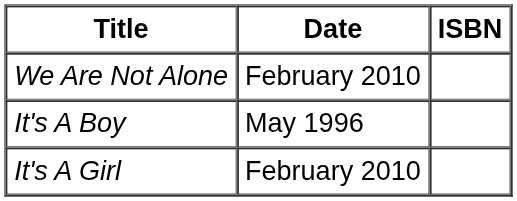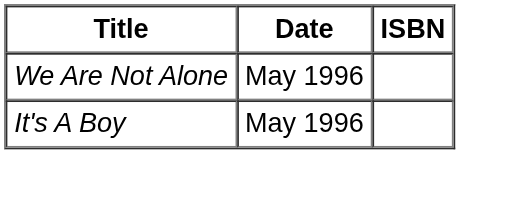(333, 76) February 2010 -> (304, 76) May 1996
- row: (68, 170)
